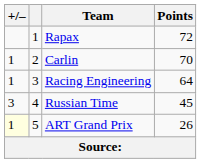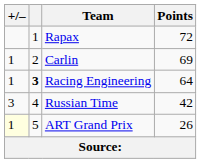(186, 59) 70 -> (186, 59) 69
(35, 81) normal -> (35, 81) bold
(186, 103) 45 -> (186, 103) 42
